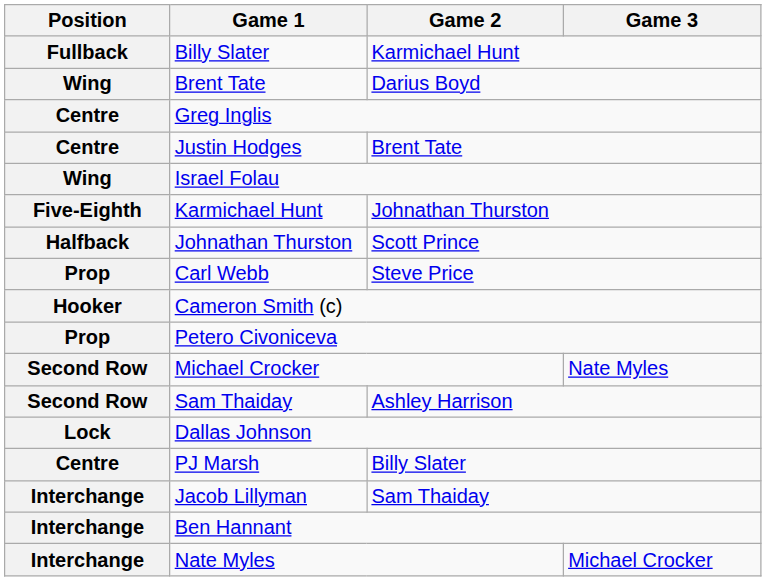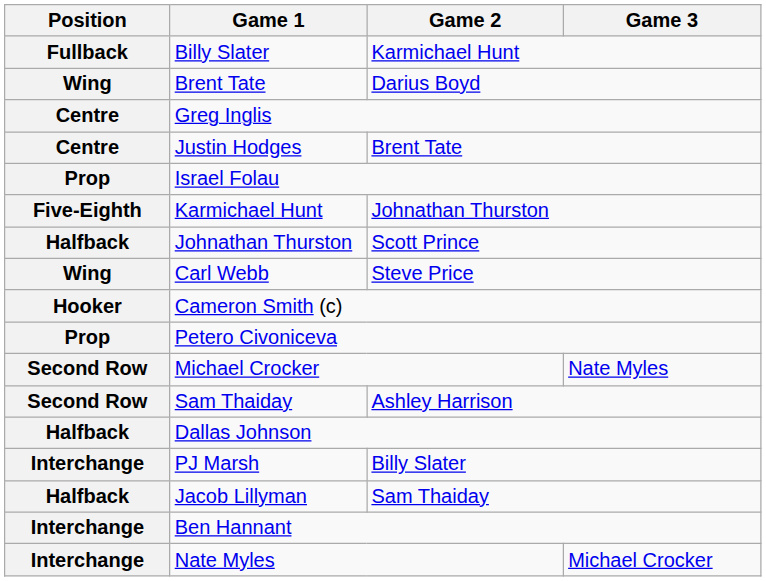(87, 178) Wing -> (87, 178) Prop
(87, 274) Prop -> (87, 274) Wing
(87, 432) Lock -> (87, 432) Halfback
(87, 464) Centre -> (87, 464) Interchange
(87, 496) Interchange -> (87, 496) Halfback
